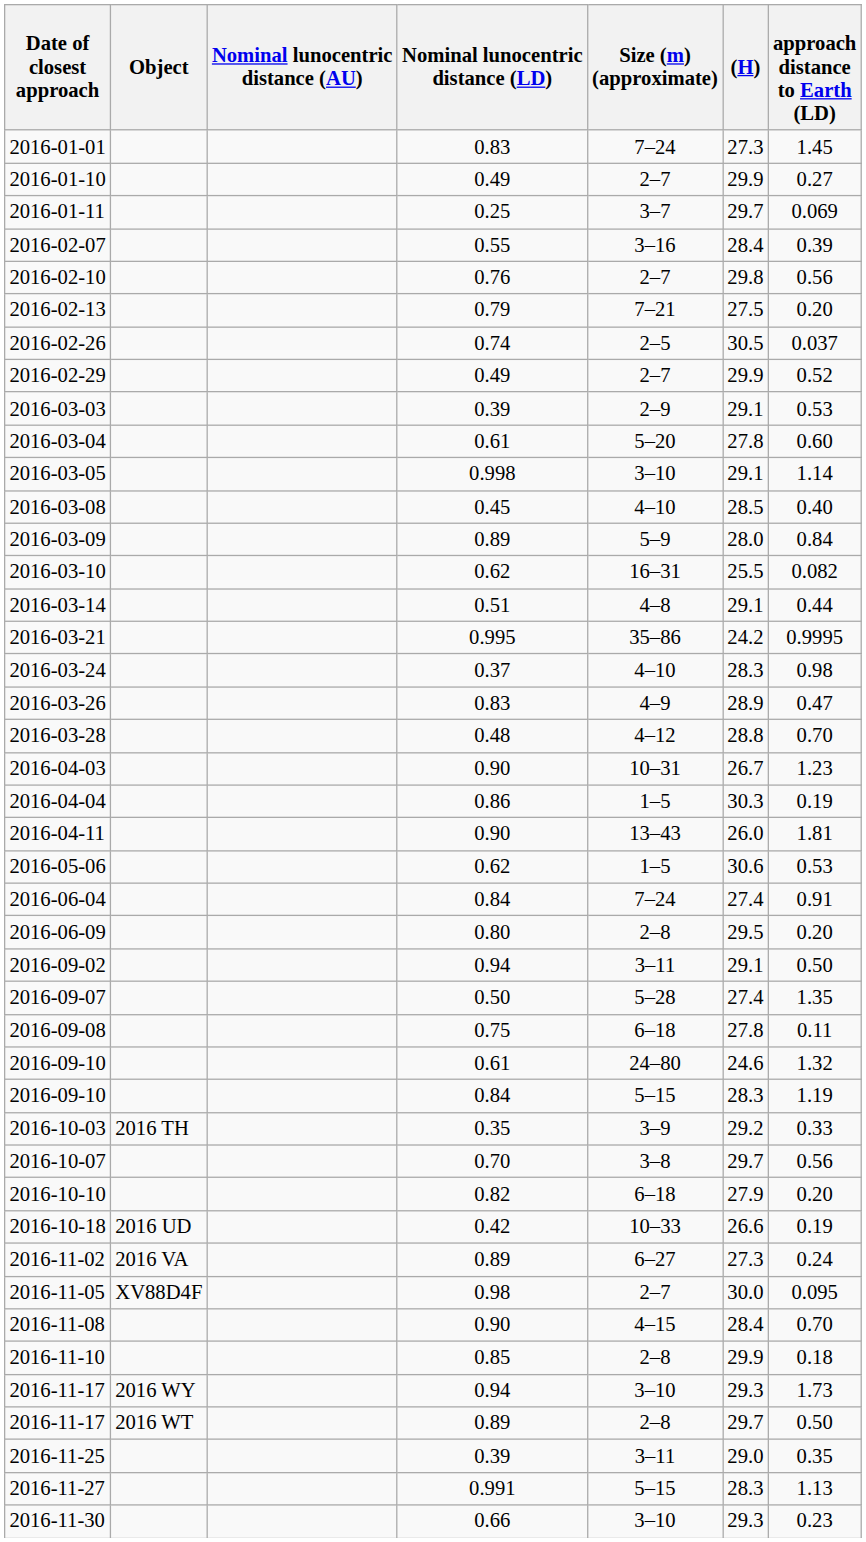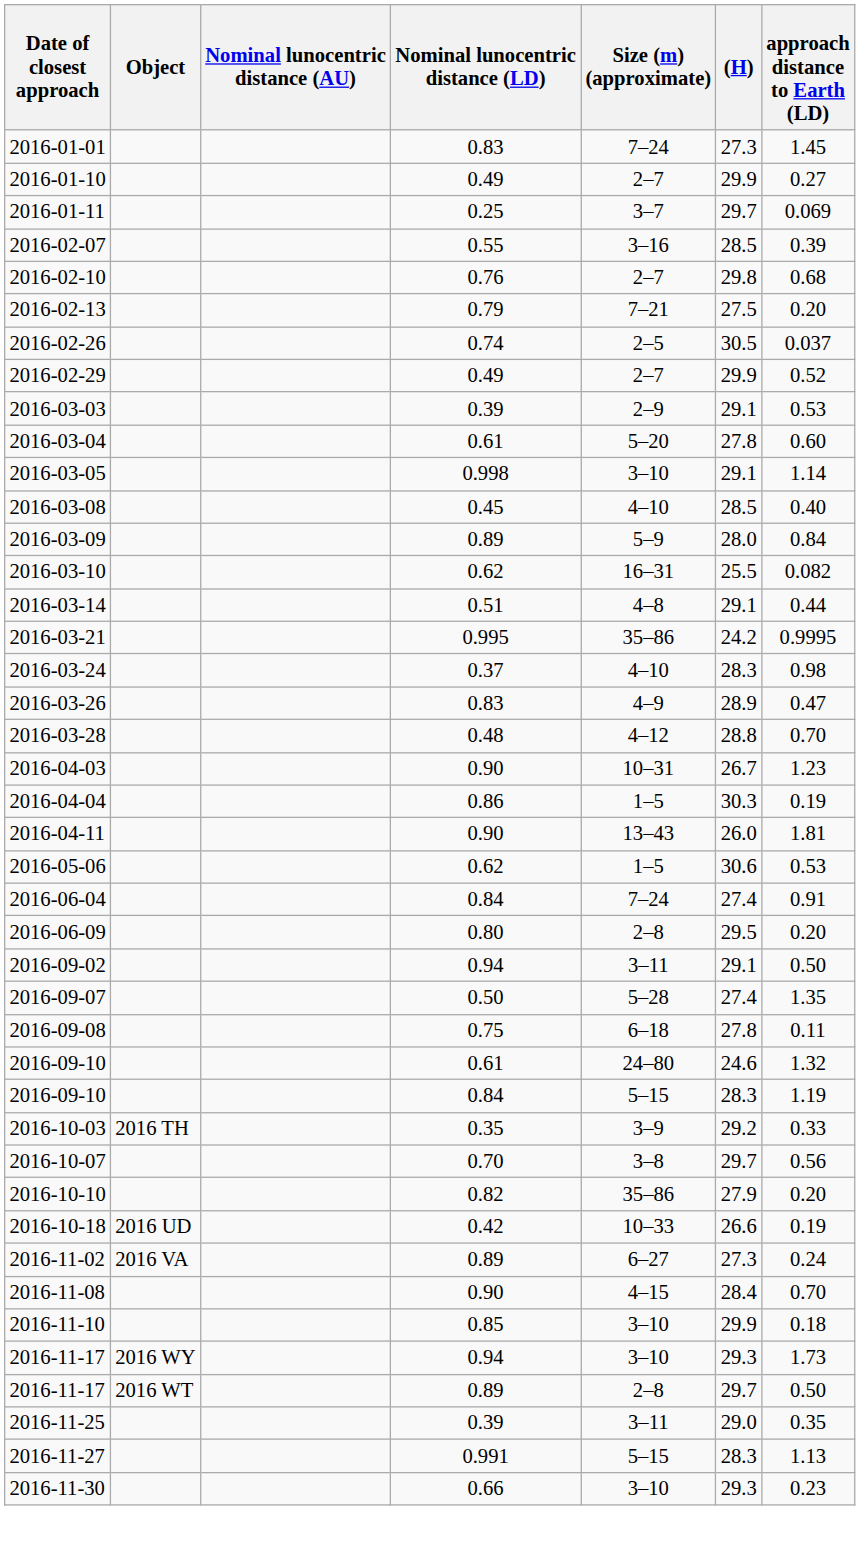(745, 244) 28.4 -> (739, 244) 28.5
(815, 277) 0.56 -> (808, 277) 0.68
(655, 1193) 6–18 -> (648, 1193) 35–86
- row: (57, 1292)
(655, 1357) 2–8 -> (648, 1324) 3–10
